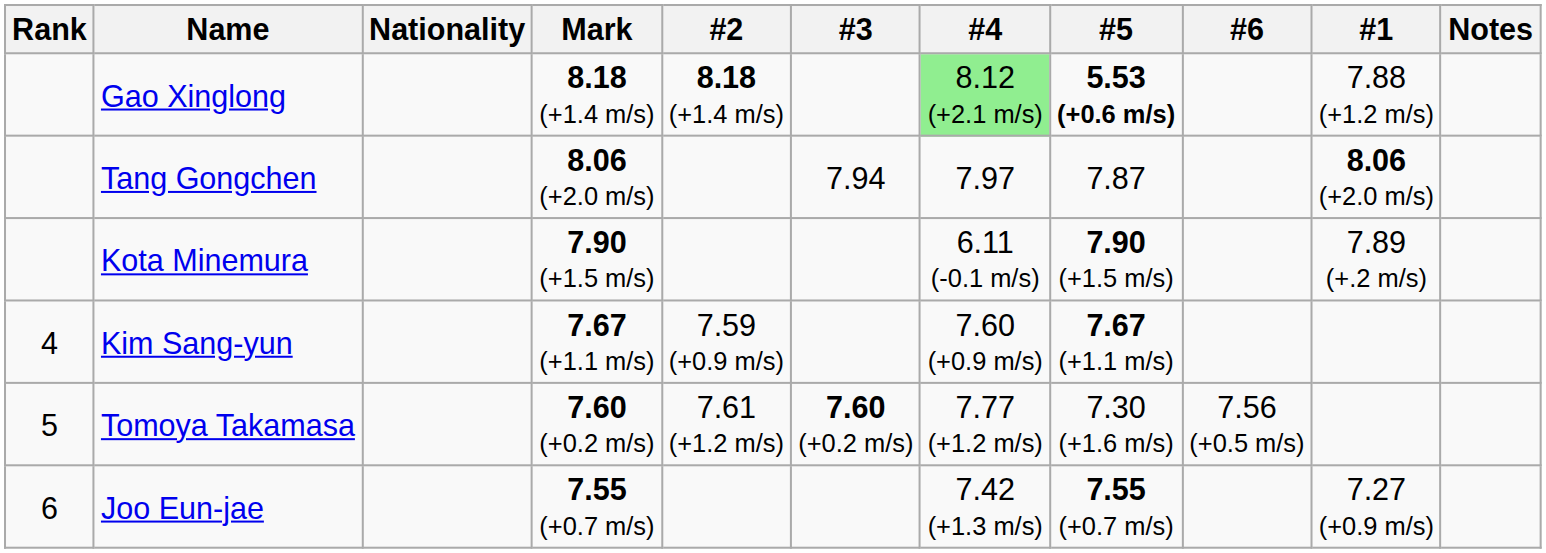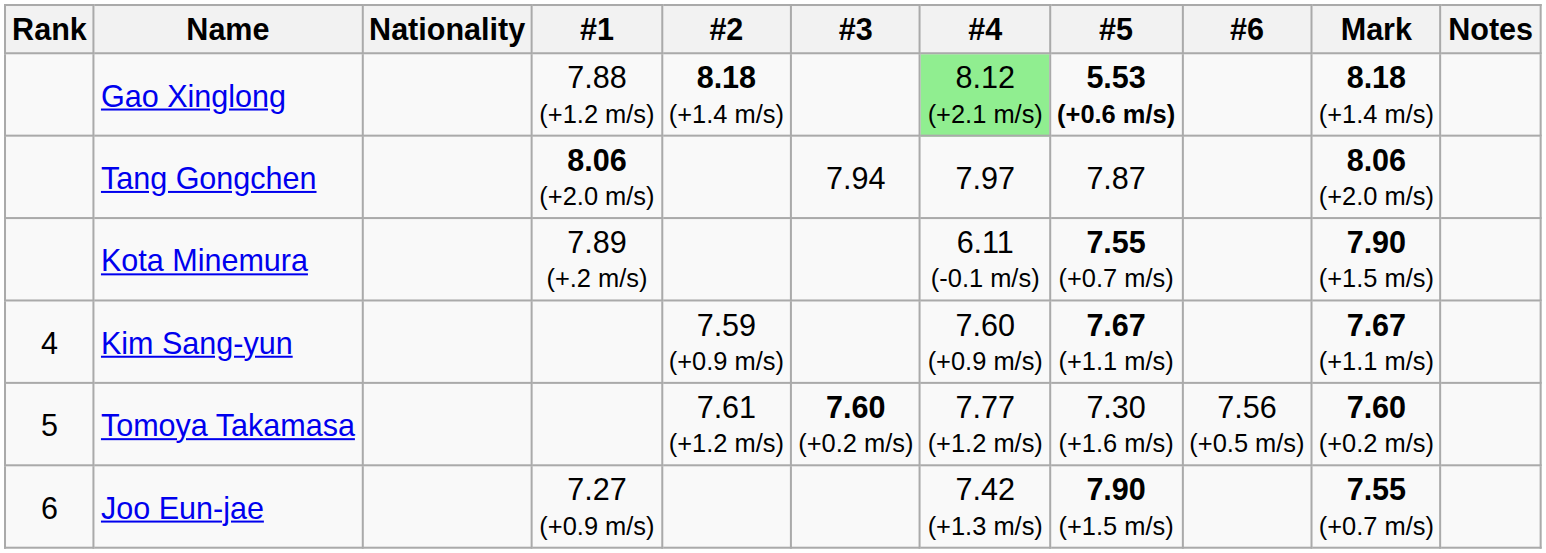columns swapped: (1376, 29) <-> (597, 29)
(1116, 260) 7.90 (+1.5 m/s) -> (1116, 260) 7.55 (+0.7 m/s)
(1116, 508) 7.55 (+0.7 m/s) -> (1116, 508) 7.90 (+1.5 m/s)
